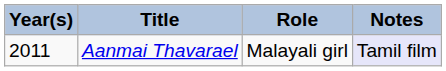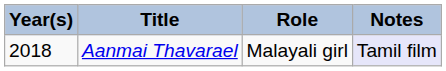(30, 50) 2011 -> (30, 50) 2018
